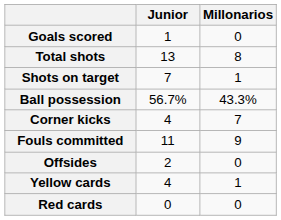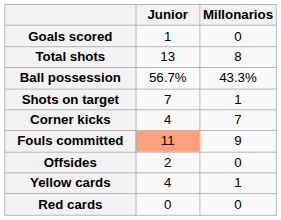rows swapped: (70, 78) <-> (70, 99)
(168, 141) no background -> (168, 141) lightsalmon background
